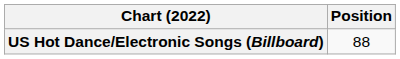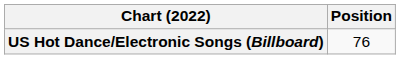(361, 41) 88 -> (361, 41) 76
